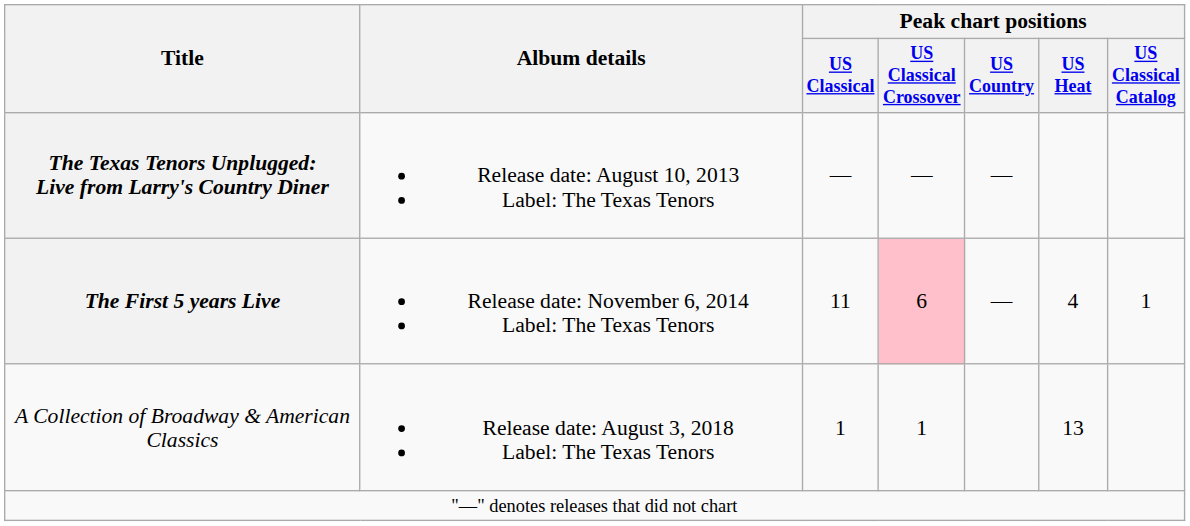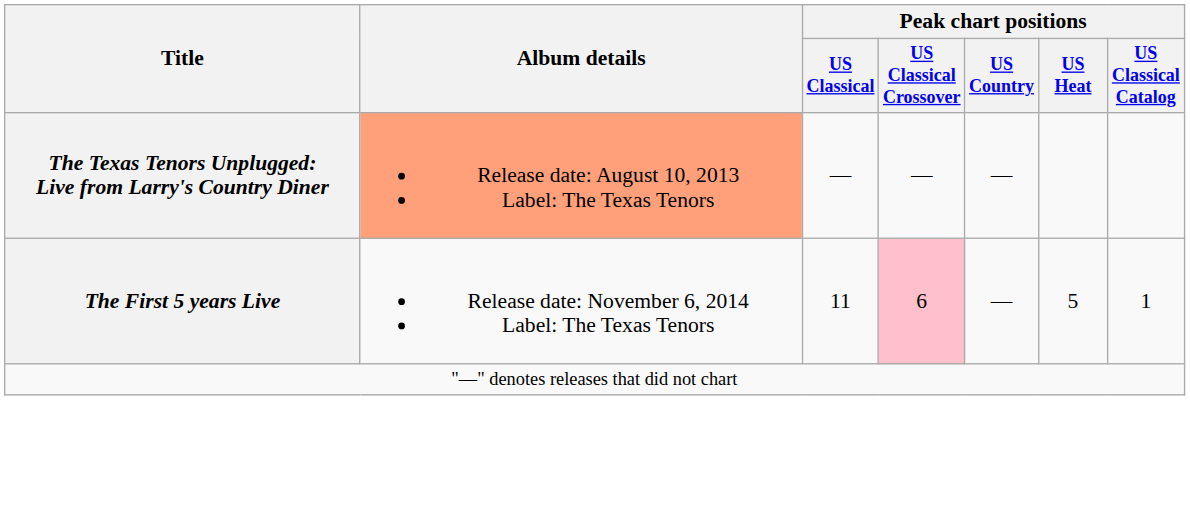(581, 187) no background -> (581, 187) lightsalmon background
(1073, 301) 4 -> (1073, 301) 5
- row: (182, 427)
